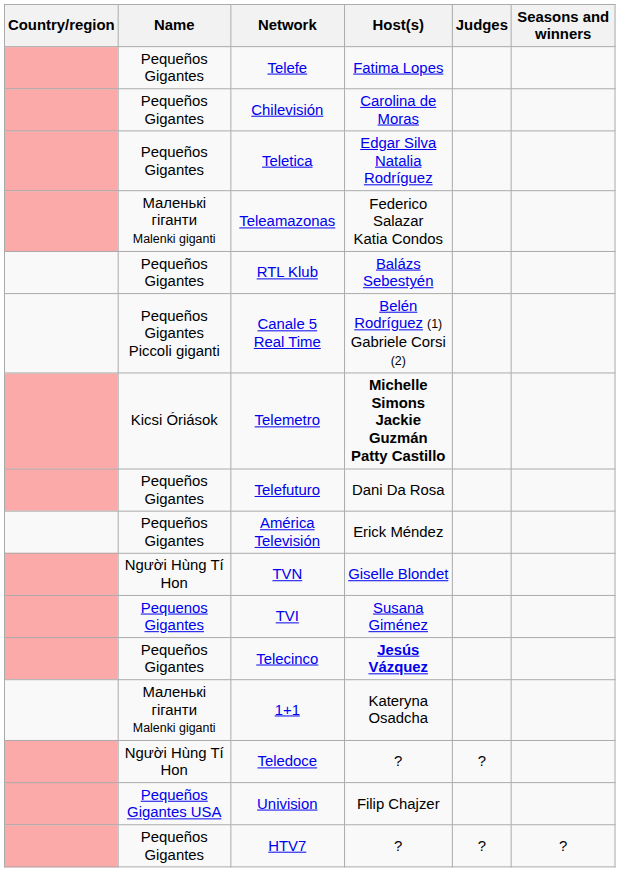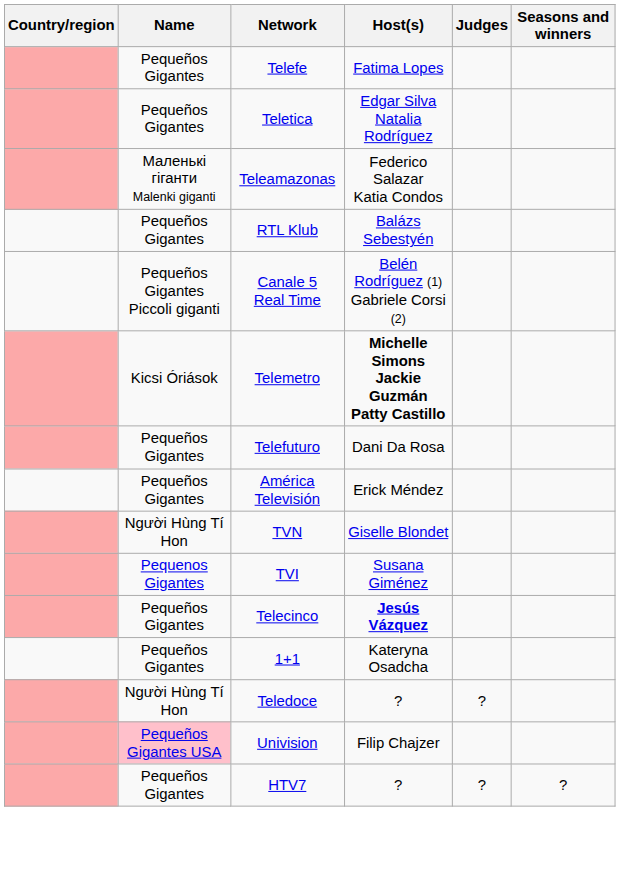- row: (287, 110)
(174, 709) Маленькі гіганти Malenki giganti -> (174, 658) Pequeños Gigantes
(174, 803) no background -> (174, 743) pink background
